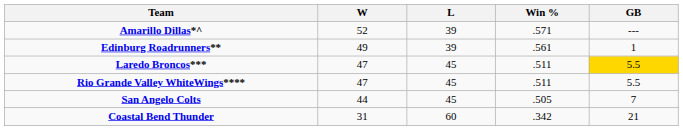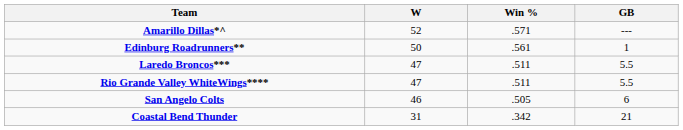- column: (451, 13)
(362, 47) 49 -> (416, 47) 50
(634, 64) gold background -> (627, 64) no background
(362, 99) 44 -> (416, 99) 46
(634, 99) 7 -> (627, 99) 6
